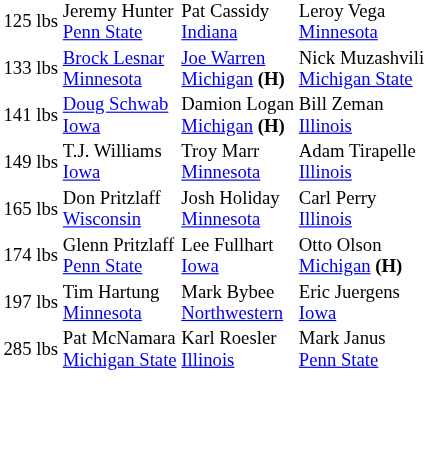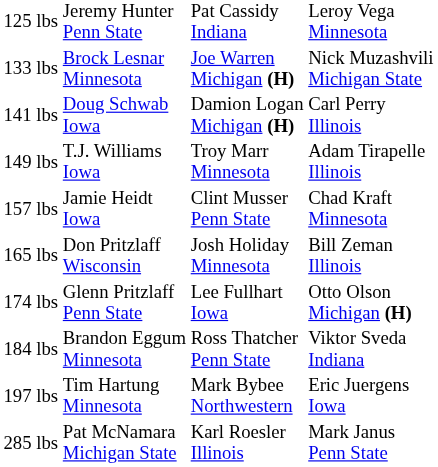(341, 115) Bill Zeman Illinois -> (347, 115) Carl Perry Illinois
+ row: (31, 208)
(338, 208) Carl Perry Illinois -> (351, 255) Bill Zeman Illinois
+ row: (31, 349)
